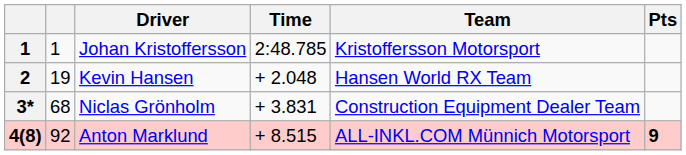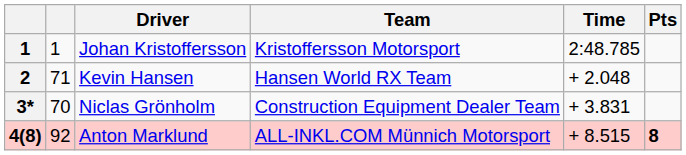columns swapped: (487, 19) <-> (291, 19)
(60, 78) 19 -> (60, 78) 71
(60, 107) 68 -> (60, 107) 70
(654, 136) 9 -> (654, 136) 8
